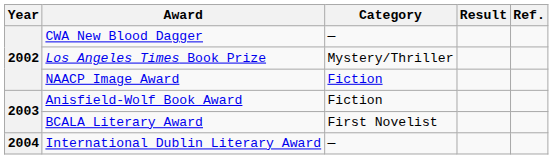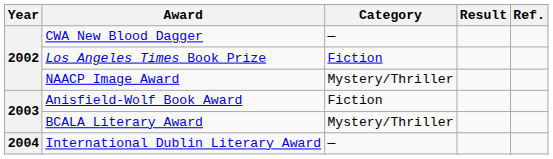(390, 58) Mystery/Thriller -> (355, 58) Fiction
(355, 79) Fiction -> (390, 79) Mystery/Thriller
(383, 122) First Novelist -> (390, 122) Mystery/Thriller
